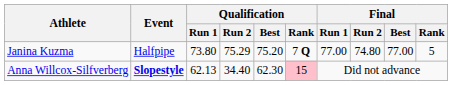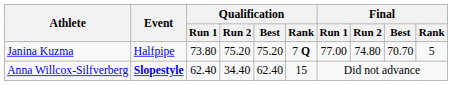(237, 51) 75.29 -> (237, 51) 75.20
(400, 51) 77.00 -> (400, 51) 70.70
(203, 71) 62.13 -> (203, 71) 62.40
(270, 71) 62.30 -> (270, 71) 62.40
(301, 71) pink background -> (301, 71) no background
